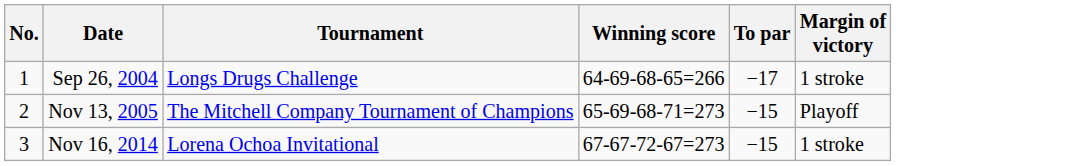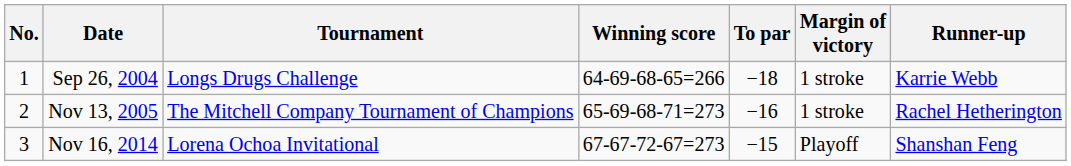+ column: (979, 33)
(762, 78) −17 -> (762, 78) −18
(762, 111) −15 -> (762, 111) −16
(829, 111) Playoff -> (832, 111) 1 stroke
(832, 144) 1 stroke -> (829, 144) Playoff
